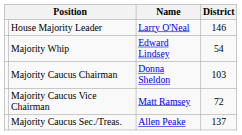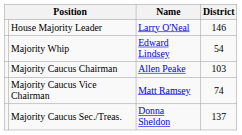(154, 75) Donna Sheldon -> (162, 69) Allen Peake
(219, 101) 72 -> (219, 90) 74
(162, 122) Allen Peake -> (154, 117) Donna Sheldon
